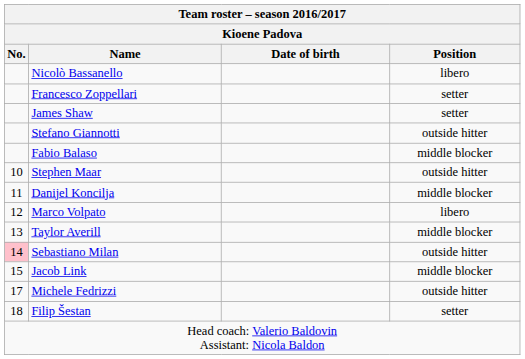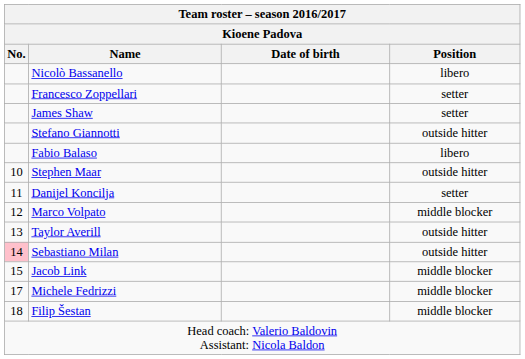(455, 152) middle blocker -> (455, 152) libero
(455, 192) middle blocker -> (455, 192) setter
(455, 212) libero -> (455, 212) middle blocker
(455, 232) middle blocker -> (455, 232) outside hitter
(455, 291) outside hitter -> (455, 291) middle blocker
(455, 311) setter -> (455, 311) middle blocker
